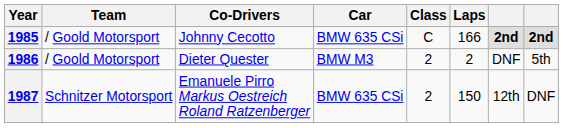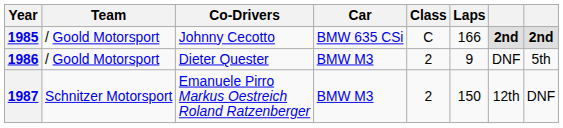(469, 59) 2 -> (469, 59) 9
(360, 97) BMW 635 CSi -> (345, 97) BMW M3
